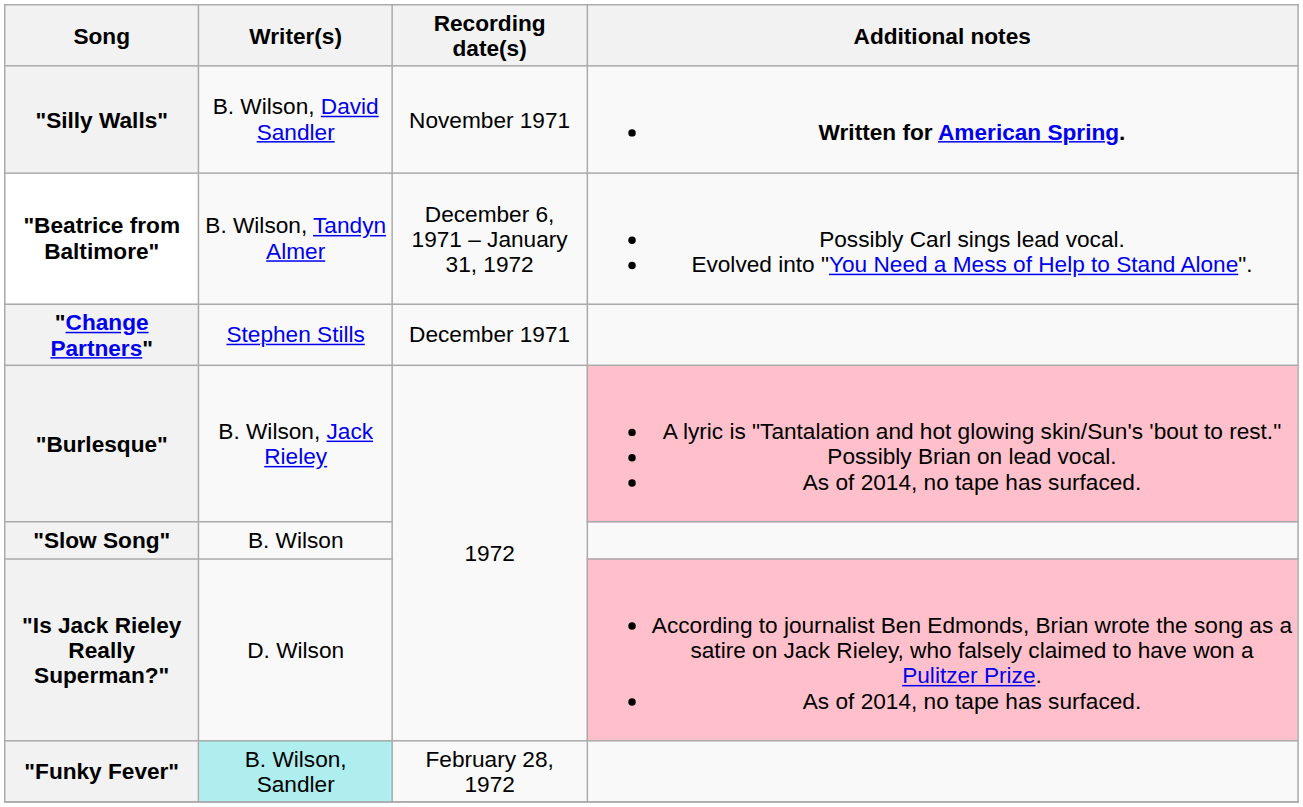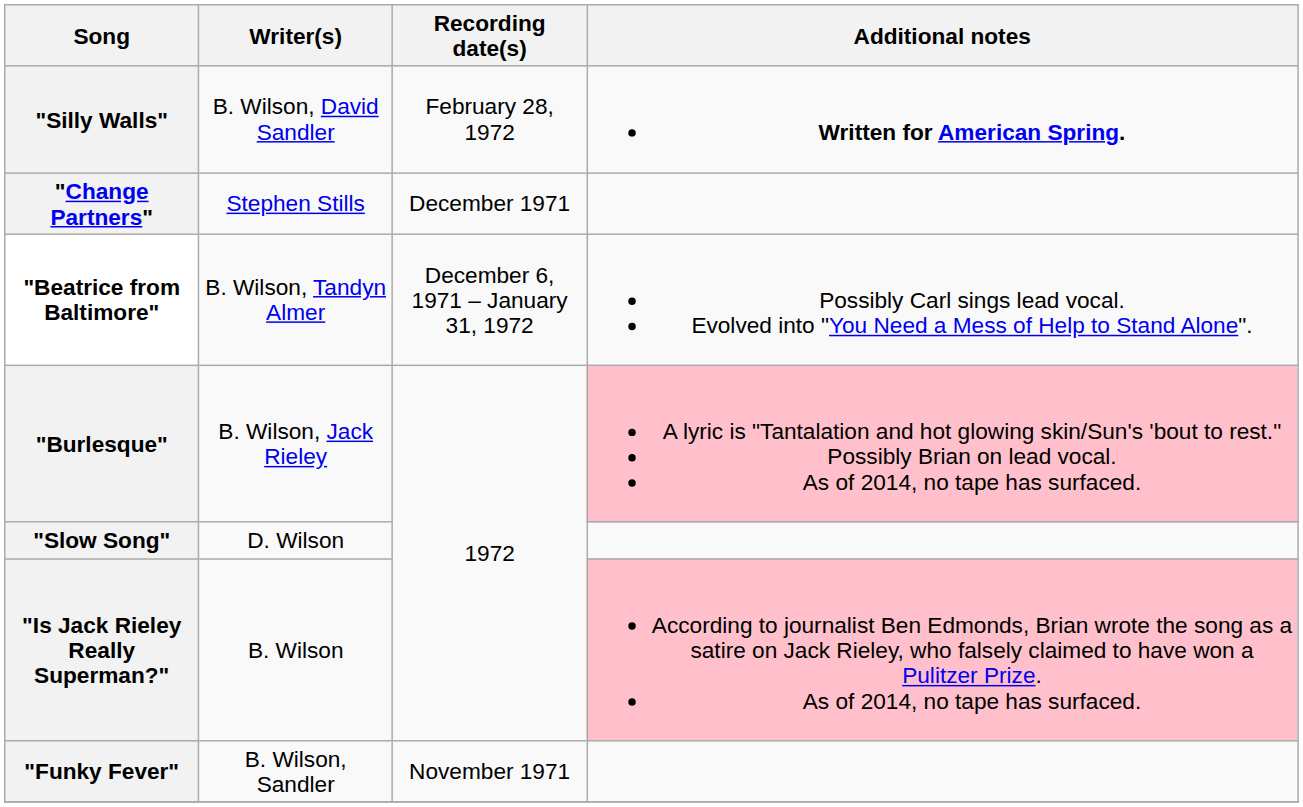(490, 119) November 1971 -> (490, 119) February 28, 1972
rows swapped: (102, 335) <-> (102, 238)
(296, 541) B. Wilson -> (296, 541) D. Wilson
(296, 650) D. Wilson -> (296, 650) B. Wilson
(296, 771) paleturquoise background -> (296, 771) no background
(490, 771) February 28, 1972 -> (490, 771) November 1971
